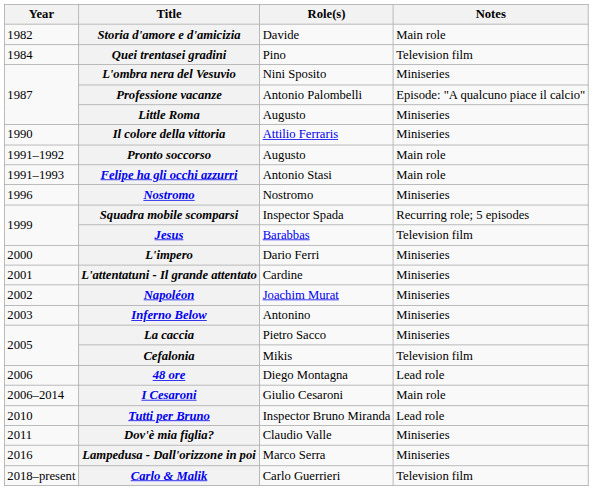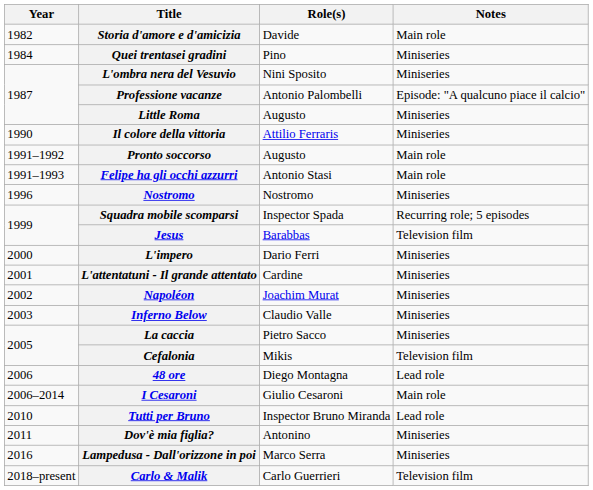(435, 54) Television film -> (423, 54) Miniseries
(287, 315) Antonino -> (297, 315) Claudio Valle
(297, 435) Claudio Valle -> (287, 435) Antonino
